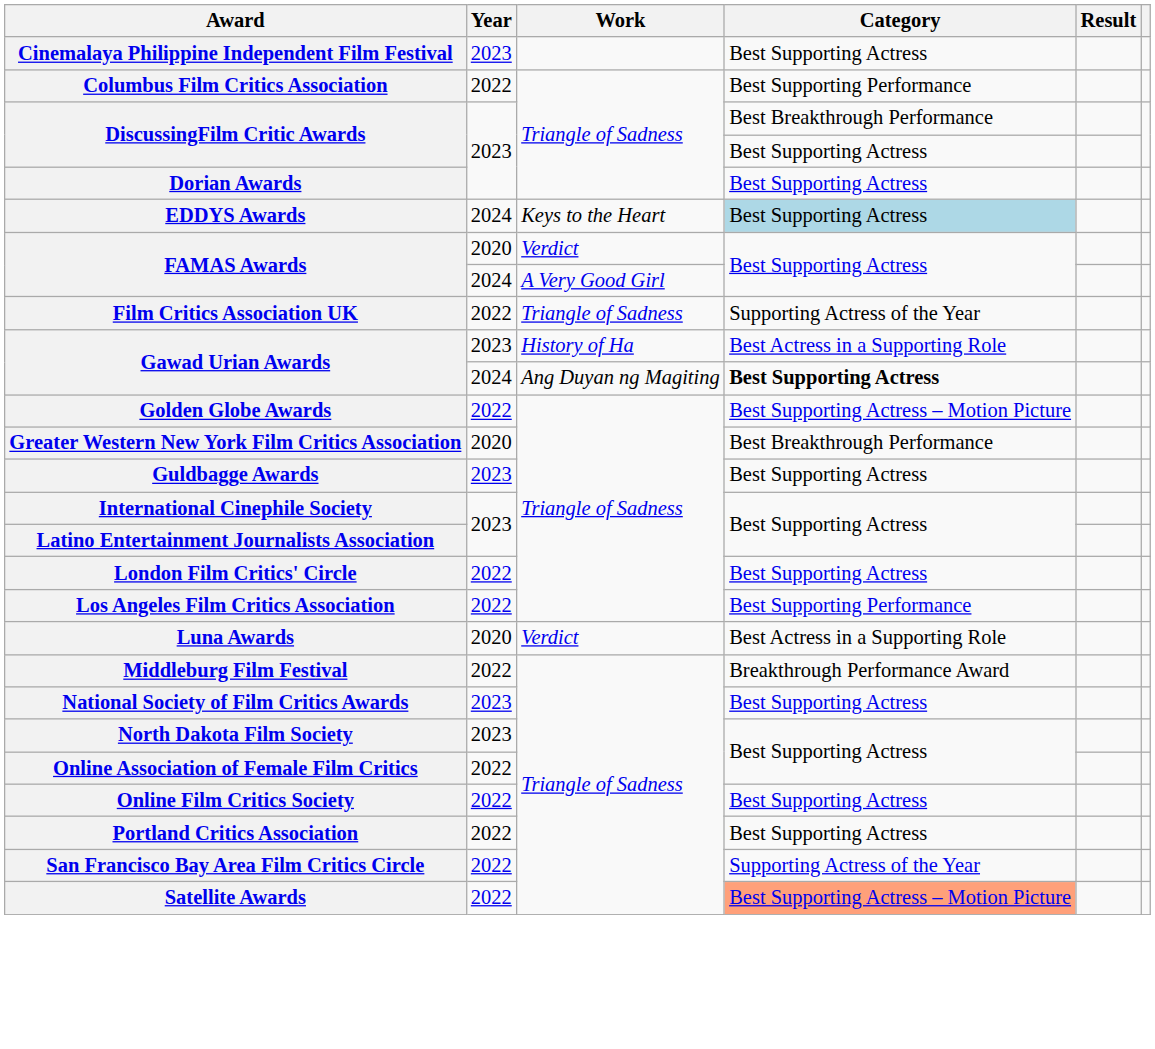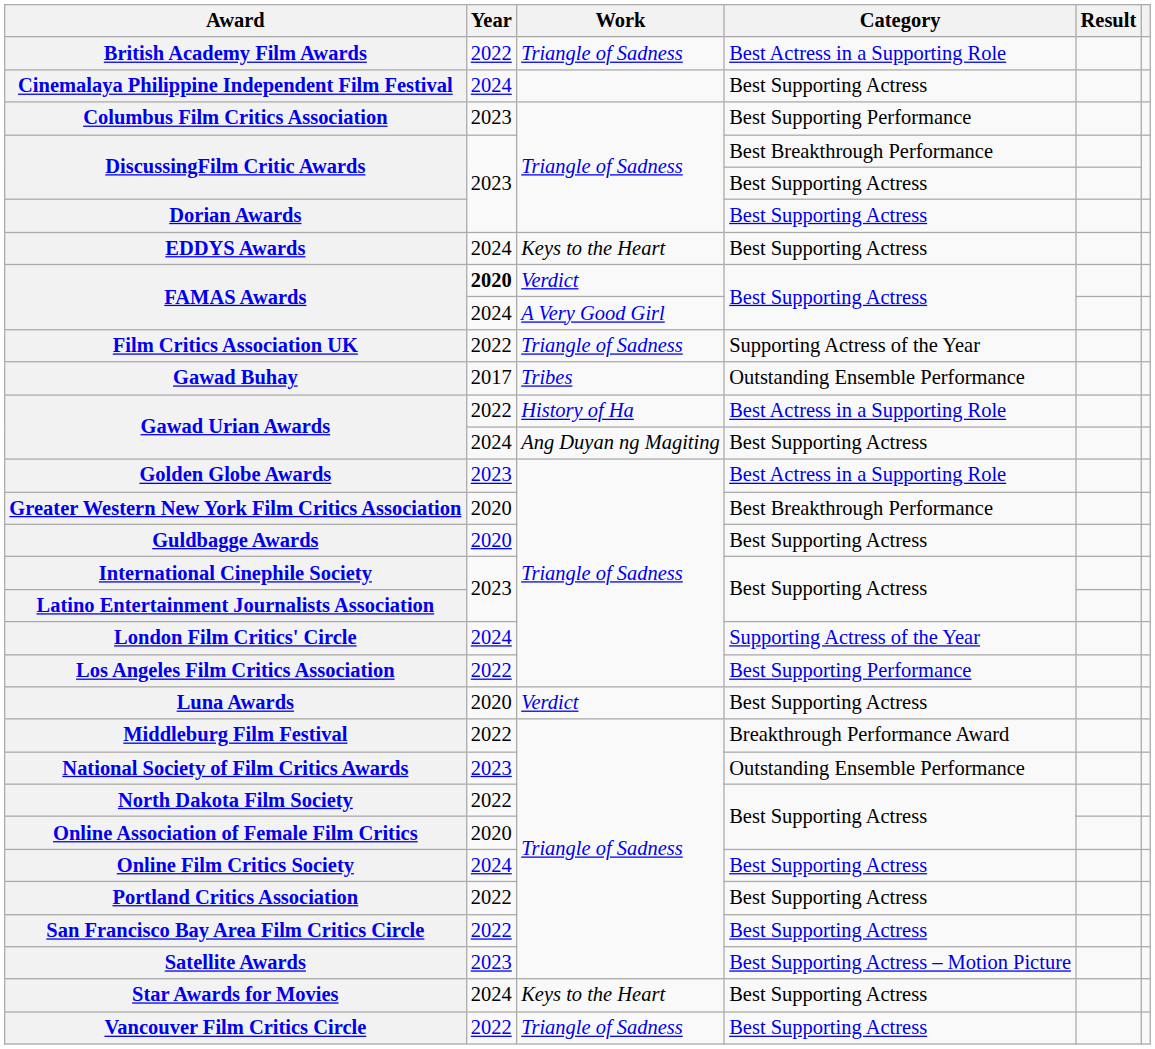+ row: (235, 53)
(491, 53) 2023 -> (491, 85) 2024
(491, 85) 2022 -> (491, 118) 2023
(828, 215) lightblue background -> (828, 248) no background
(491, 248) normal -> (491, 280) bold
+ row: (235, 378)
(491, 345) 2023 -> (491, 410) 2022
(834, 378) bold -> (828, 442) normal
(491, 410) 2022 -> (491, 475) 2023
(900, 410) Best Supporting Actress – Motion Picture -> (868, 475) Best Actress in a Supporting Role
(491, 475) 2023 -> (491, 540) 2020
(491, 572) 2022 -> (491, 637) 2024
(828, 572) Best Supporting Actress -> (855, 637) Supporting Actress of the Year
(868, 637) Best Actress in a Supporting Role -> (828, 702) Best Supporting Actress
(828, 702) Best Supporting Actress -> (877, 767) Outstanding Ensemble Performance
(491, 735) 2023 -> (491, 800) 2022
(491, 767) 2022 -> (491, 832) 2020
(491, 800) 2022 -> (491, 865) 2024
(855, 865) Supporting Actress of the Year -> (828, 930) Best Supporting Actress
(491, 897) 2022 -> (491, 962) 2023
(900, 897) lightsalmon background -> (900, 962) no background
+ row: (235, 995)
+ row: (235, 1027)
